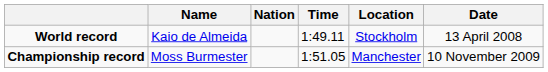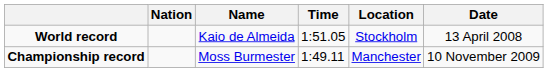columns swapped: (199, 15) <-> (274, 15)
(323, 36) 1:49.11 -> (323, 36) 1:51.05
(323, 57) 1:51.05 -> (323, 57) 1:49.11
